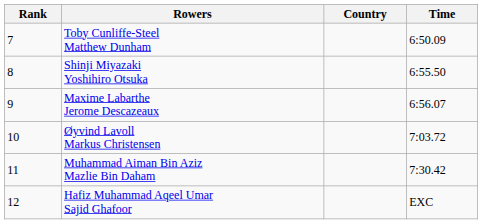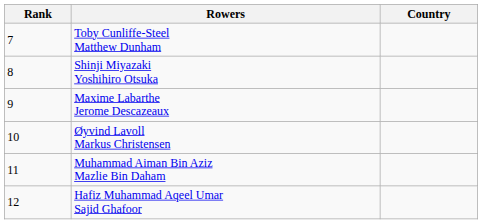- column: (442, 14)
